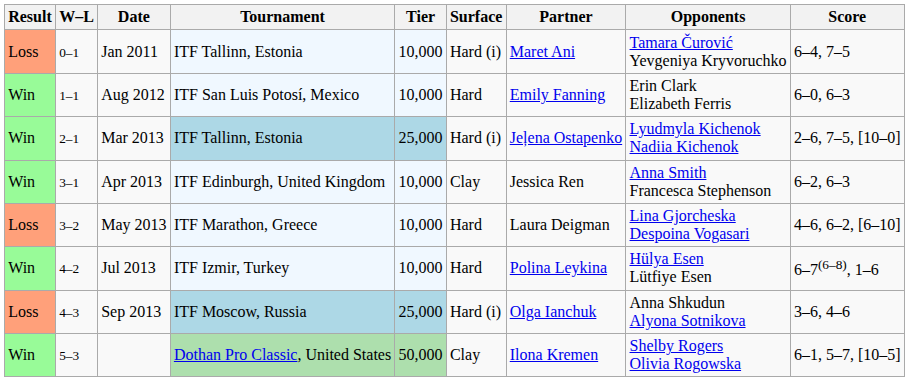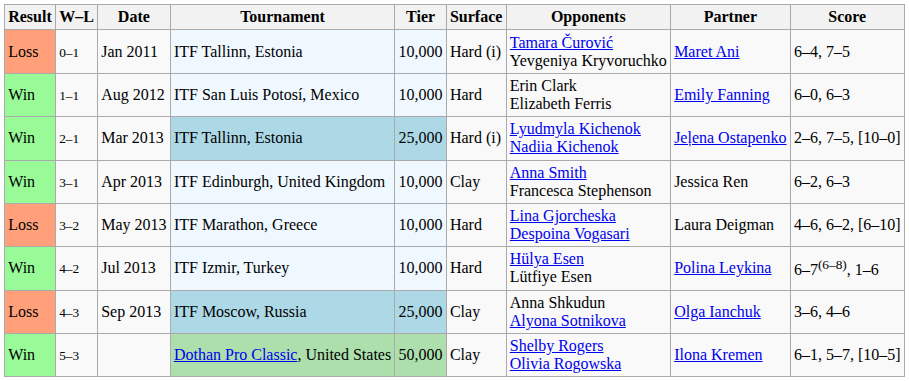columns swapped: (566, 17) <-> (708, 17)
(475, 311) Hard (i) -> (465, 311) Clay
